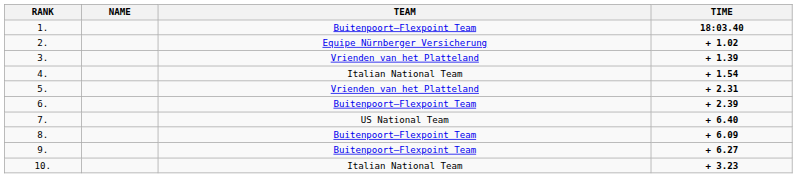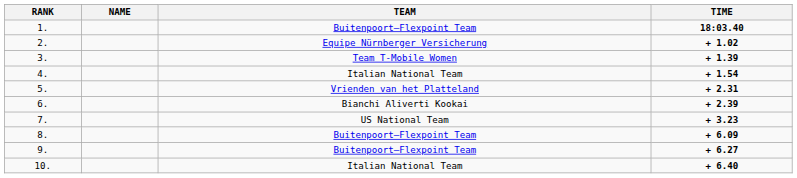(405, 58) Vrienden van het Platteland -> (405, 58) Team T-Mobile Women
(405, 104) Buitenpoort–Flexpoint Team -> (405, 104) Bianchi Aliverti Kookai
(722, 119) + 6.40 -> (722, 119) + 3.23
(722, 165) + 3.23 -> (722, 165) + 6.40
